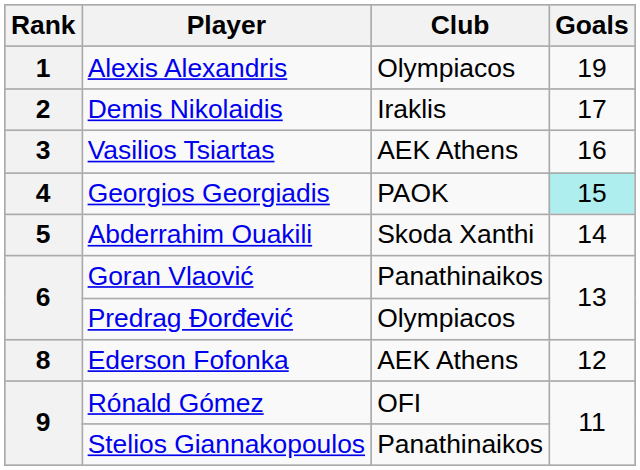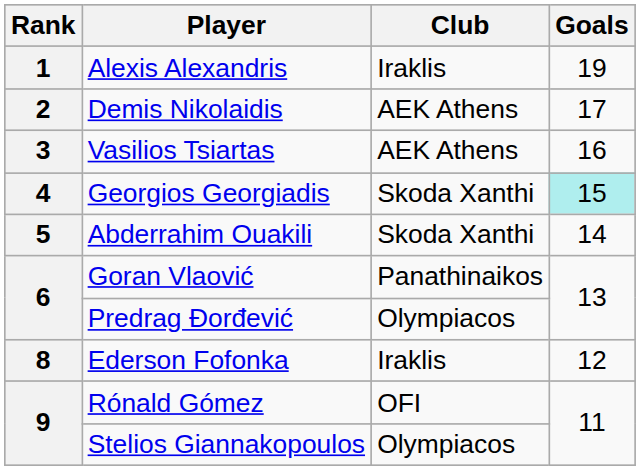(446, 67) Olympiacos -> (412, 67) Iraklis
(412, 109) Iraklis -> (448, 109) AEK Athens
(413, 192) PAOK -> (456, 192) Skoda Xanthi
(448, 360) AEK Athens -> (412, 360) Iraklis
(460, 444) Panathinaikos -> (446, 444) Olympiacos
